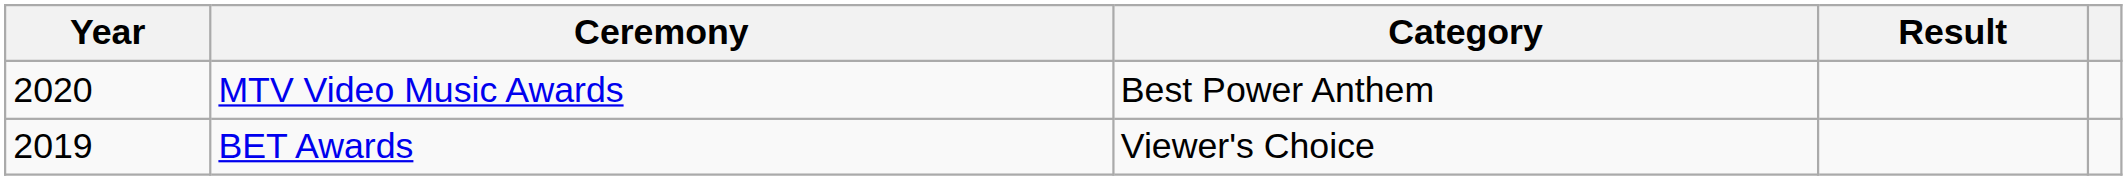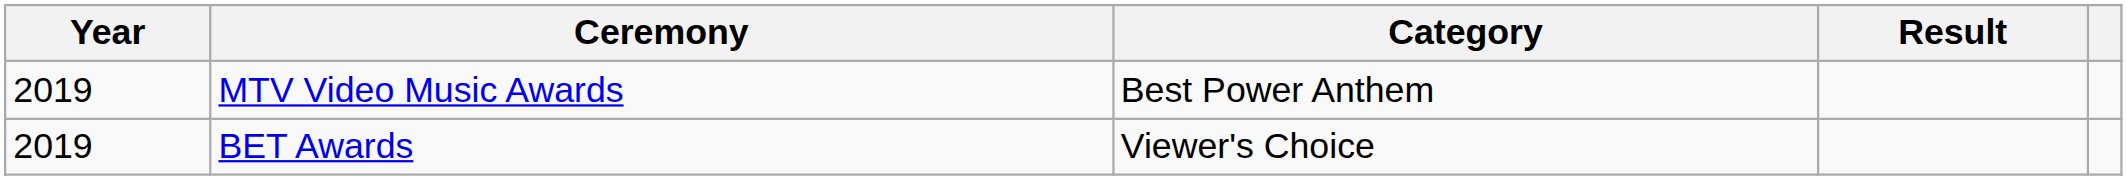(53, 89) 2020 -> (53, 89) 2019
